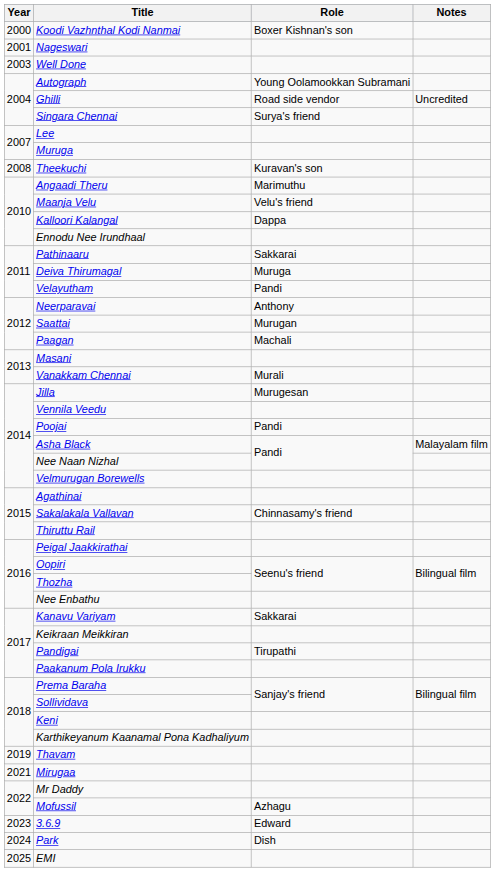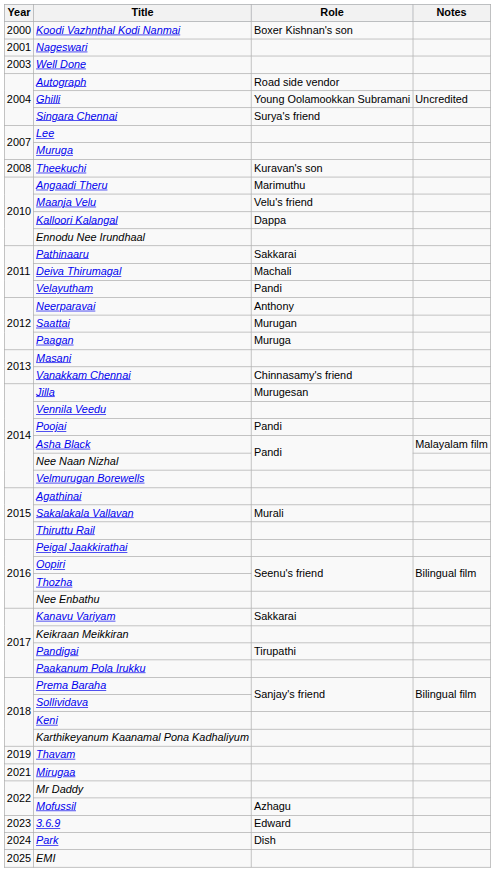(332, 82) Young Oolamookkan Subramani -> (297, 82) Road side vendor
(297, 99) Road side vendor -> (332, 99) Young Oolamookkan Subramani
(272, 271) Muruga -> (273, 271) Machali
(273, 340) Machali -> (272, 340) Muruga
(269, 375) Murali -> (303, 375) Chinnasamy's friend
(303, 513) Chinnasamy's friend -> (269, 513) Murali
